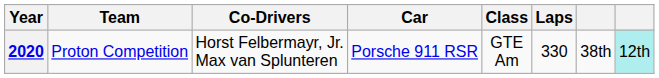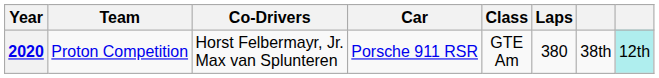(554, 52) 330 -> (554, 52) 380
